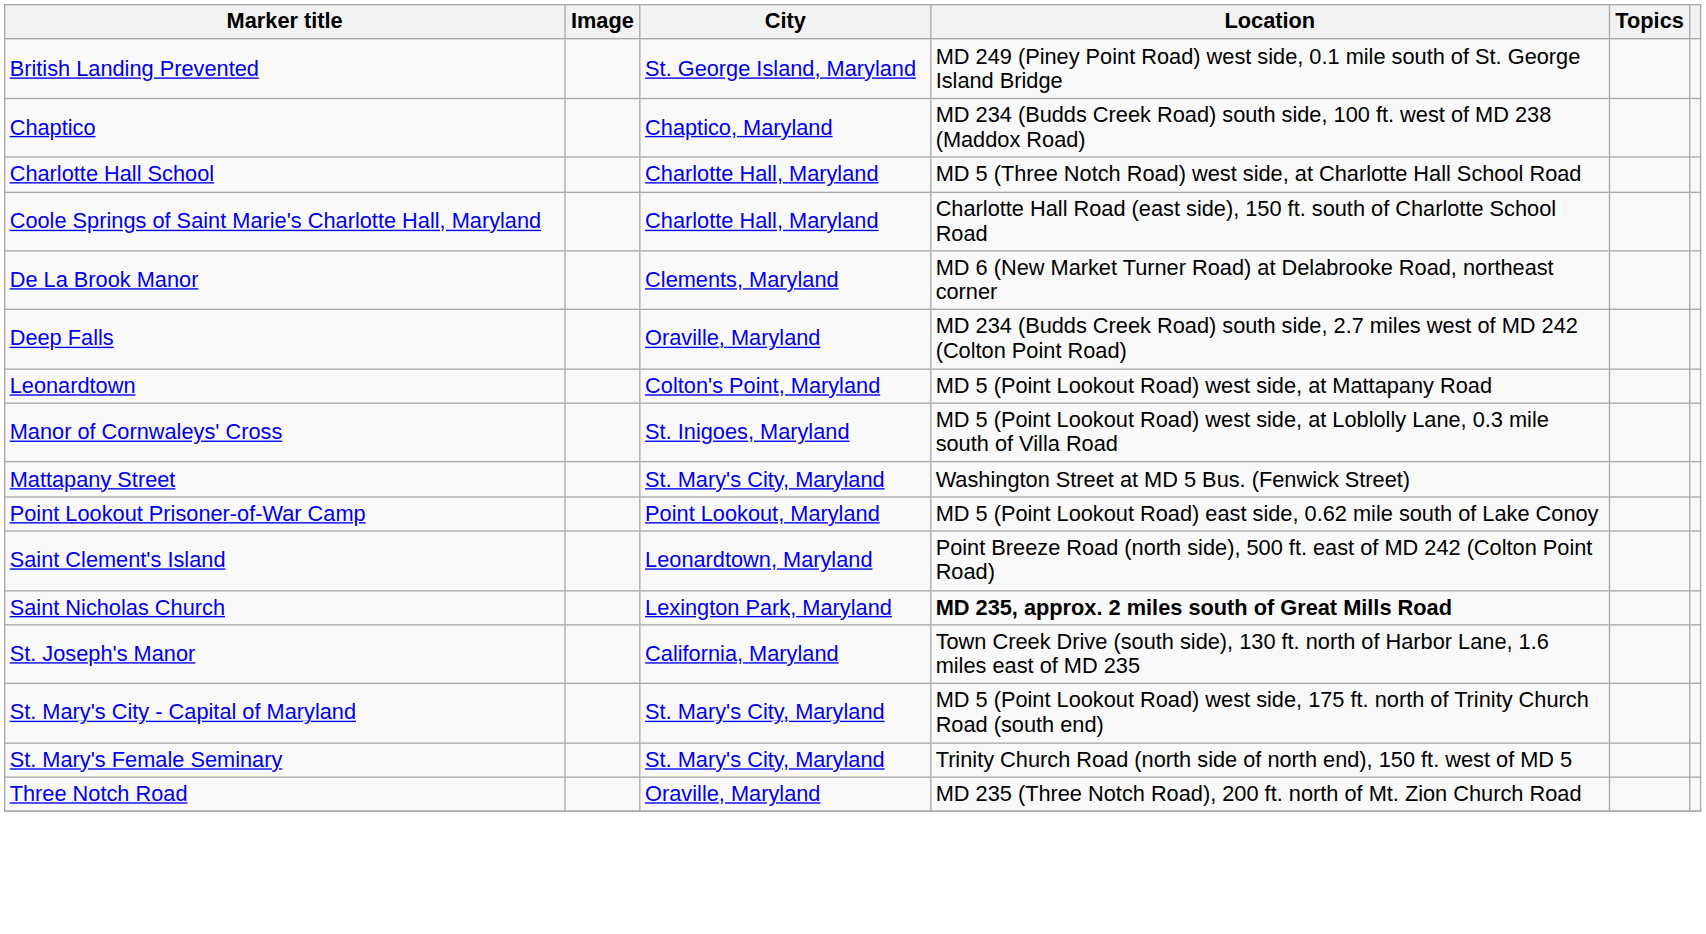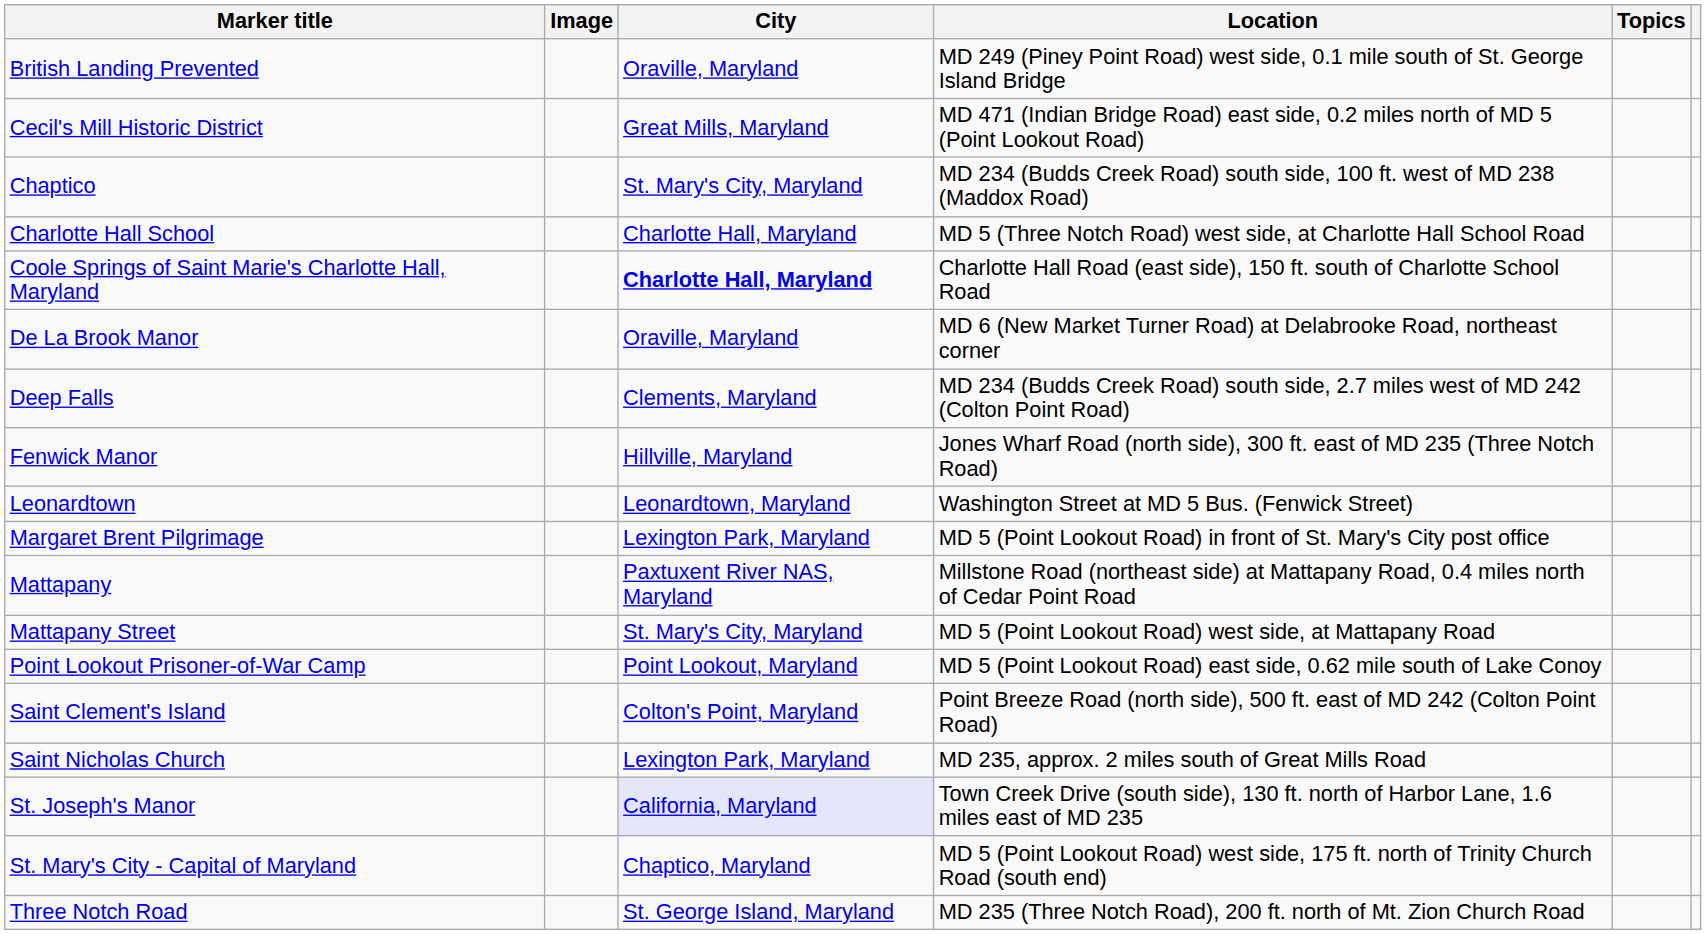(781, 68) St. George Island, Maryland -> (711, 68) Oraville, Maryland
+ row: (136, 127)
(739, 127) Chaptico, Maryland -> (743, 186) St. Mary's City, Maryland
(762, 220) normal -> (748, 279) bold
(742, 279) Clements, Maryland -> (711, 338) Oraville, Maryland
(733, 338) Oraville, Maryland -> (720, 397) Clements, Maryland
+ row: (83, 456)
(763, 385) Colton's Point, Maryland -> (737, 503) Leonardtown, Maryland
(1214, 385) MD 5 (Point Lookout Road) west side, at Mattapany Road -> (1176, 503) Washington Street at MD 5 Bus. (Fenwick Street)
- row: (146, 432)
+ row: (137, 538)
+ row: (61, 584)
(1173, 479) Washington Street at MD 5 Bus. (Fenwick Street) -> (1217, 631) MD 5 (Point Lookout Road) west side, at Mattapany Road
(759, 560) Leonardtown, Maryland -> (741, 712) Colton's Point, Maryland
(1194, 607) bold -> (1182, 759) normal
(742, 653) no background -> (720, 806) lavender background
(765, 712) St. Mary's City, Maryland -> (717, 865) Chaptico, Maryland
- row: (146, 759)
(733, 794) Oraville, Maryland -> (759, 912) St. George Island, Maryland
